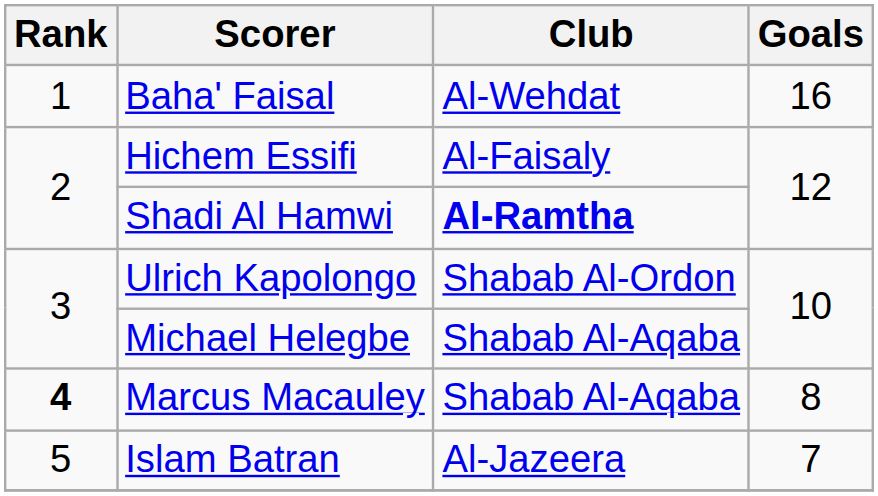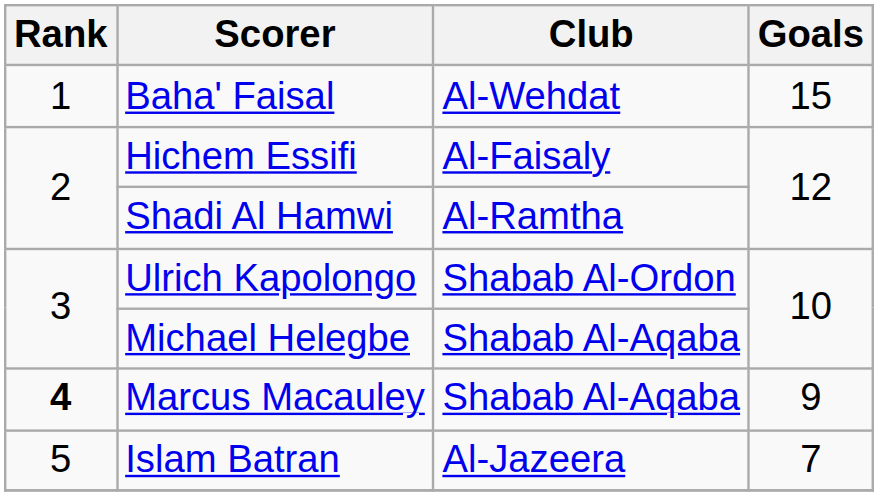(811, 95) 16 -> (811, 95) 15
(538, 216) bold -> (533, 216) normal
(811, 398) 8 -> (811, 398) 9
